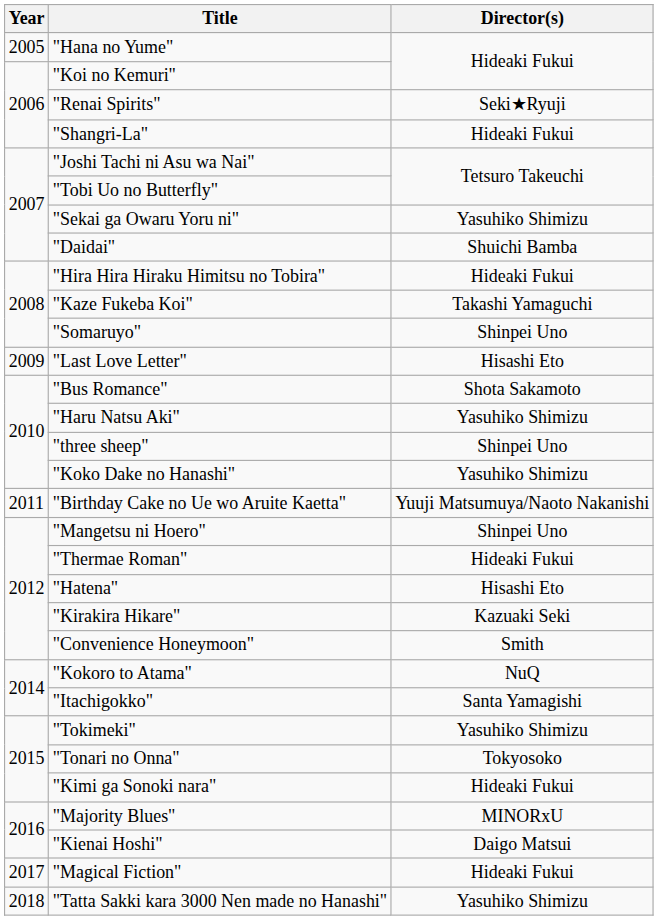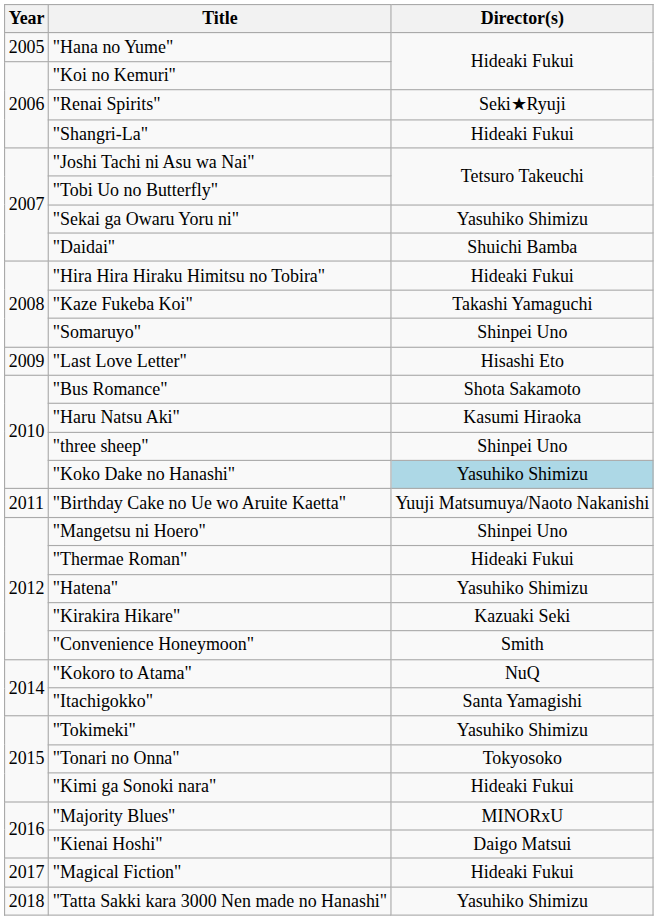(522, 417) Yasuhiko Shimizu -> (522, 417) Kasumi Hiraoka
(522, 474) no background -> (522, 474) lightblue background
(522, 588) Hisashi Eto -> (522, 588) Yasuhiko Shimizu
